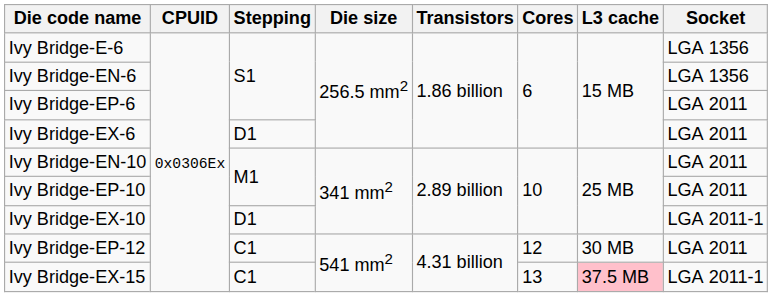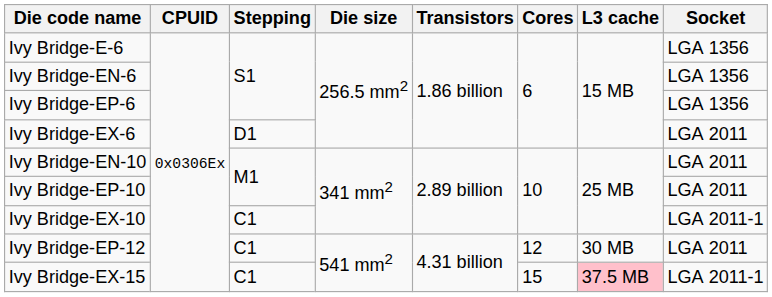(708, 104) LGA 2011 -> (708, 104) LGA 1356
(245, 219) D1 -> (245, 219) C1
(532, 276) 13 -> (532, 276) 15
